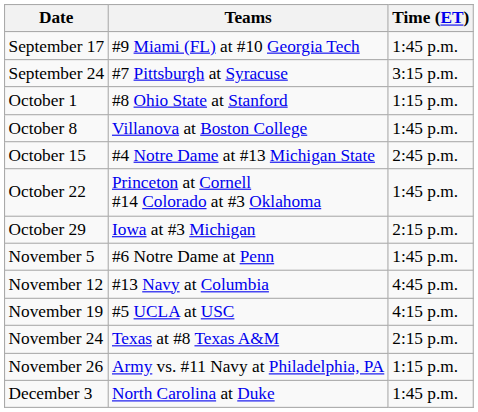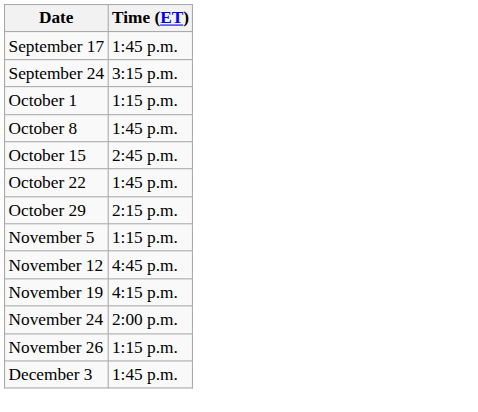- column: (248, 18)
(425, 256) 1:45 p.m. -> (145, 237) 1:15 p.m.
(425, 339) 2:15 p.m. -> (145, 319) 2:00 p.m.
